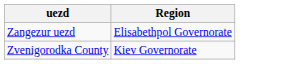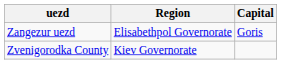+ column: (255, 13)
